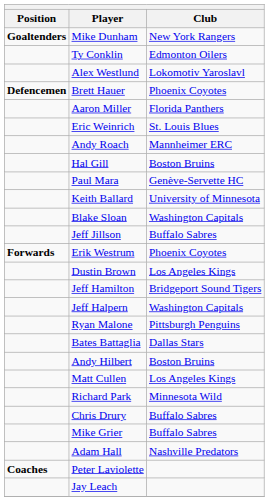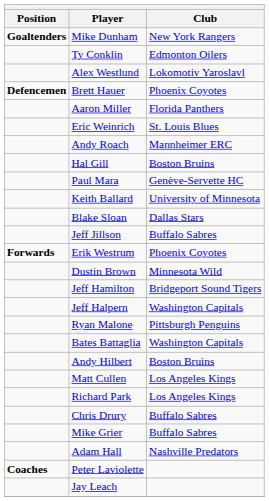(196, 216) Washington Capitals -> (176, 216) Dallas Stars
(192, 270) Los Angeles Kings -> (185, 270) Minnesota Wild
(176, 343) Dallas Stars -> (196, 343) Washington Capitals
(185, 397) Minnesota Wild -> (192, 397) Los Angeles Kings
